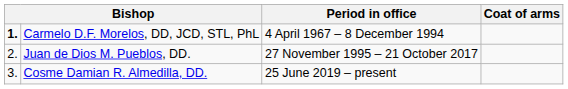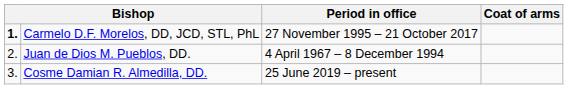(354, 34) 4 April 1967 – 8 December 1994 -> (371, 34) 27 November 1995 – 21 October 2017
(371, 53) 27 November 1995 – 21 October 2017 -> (354, 53) 4 April 1967 – 8 December 1994
